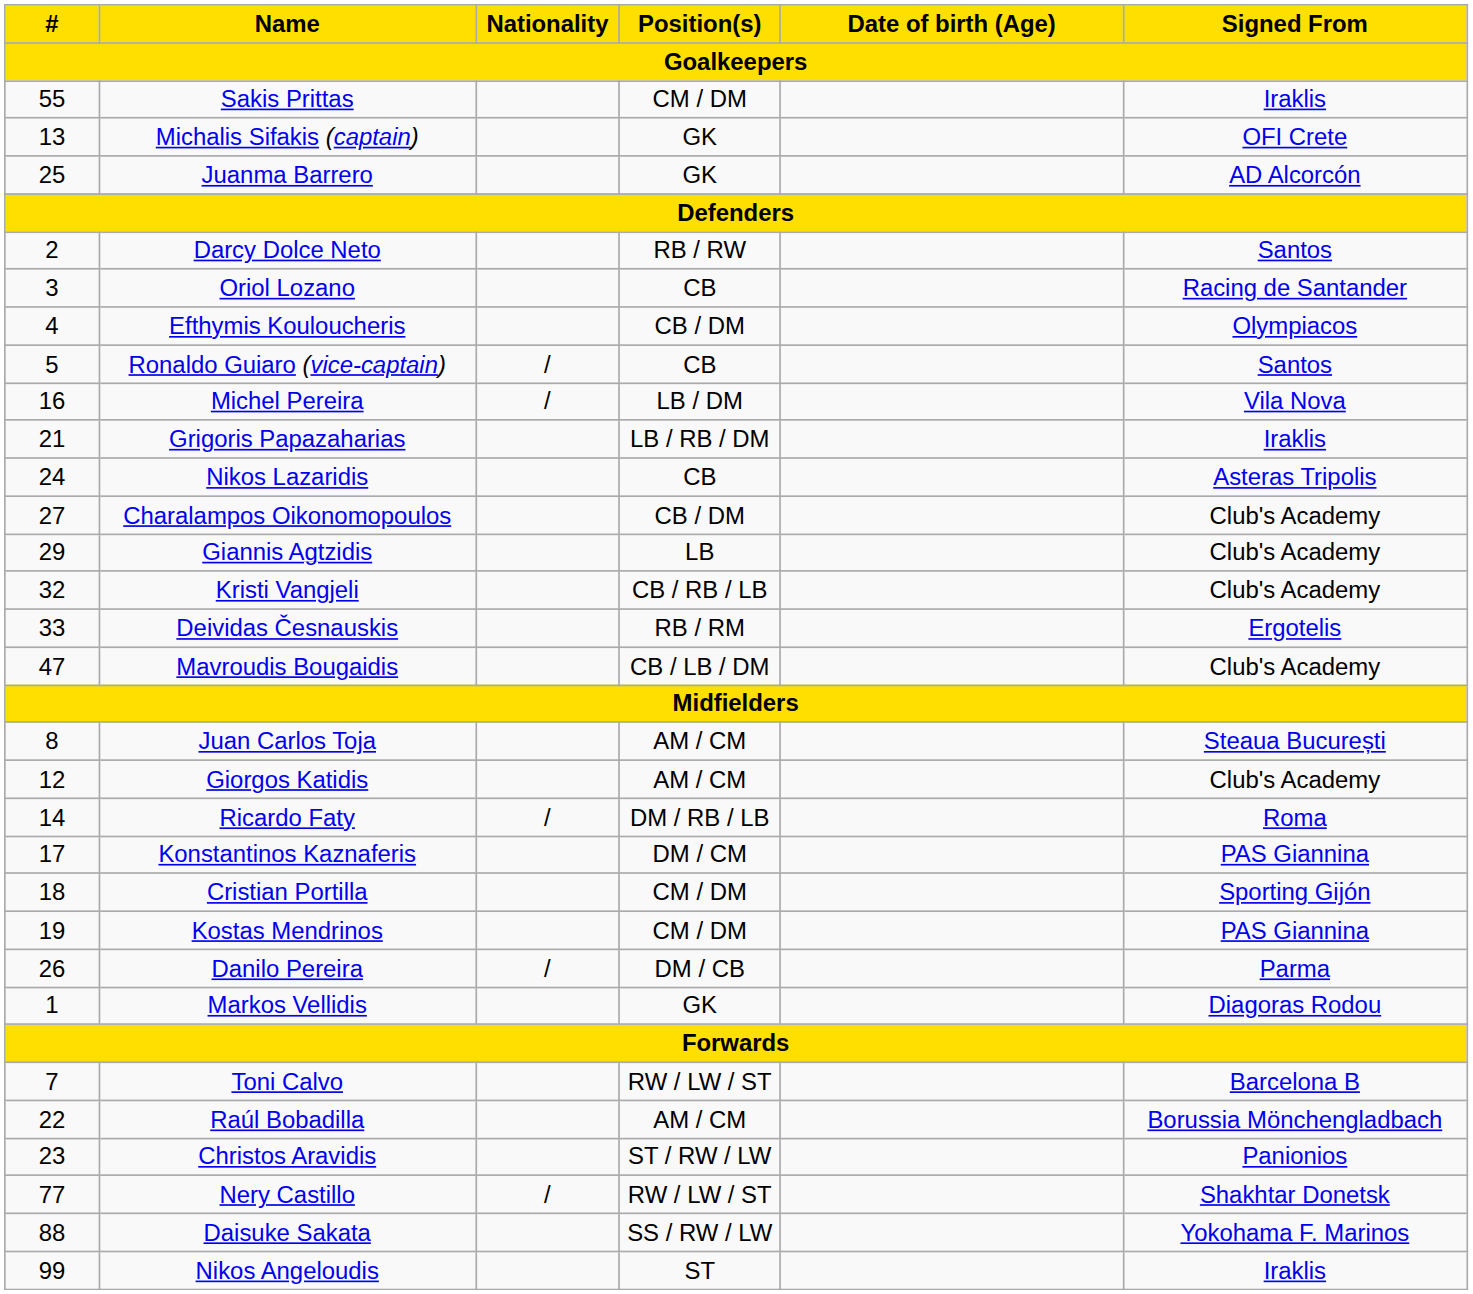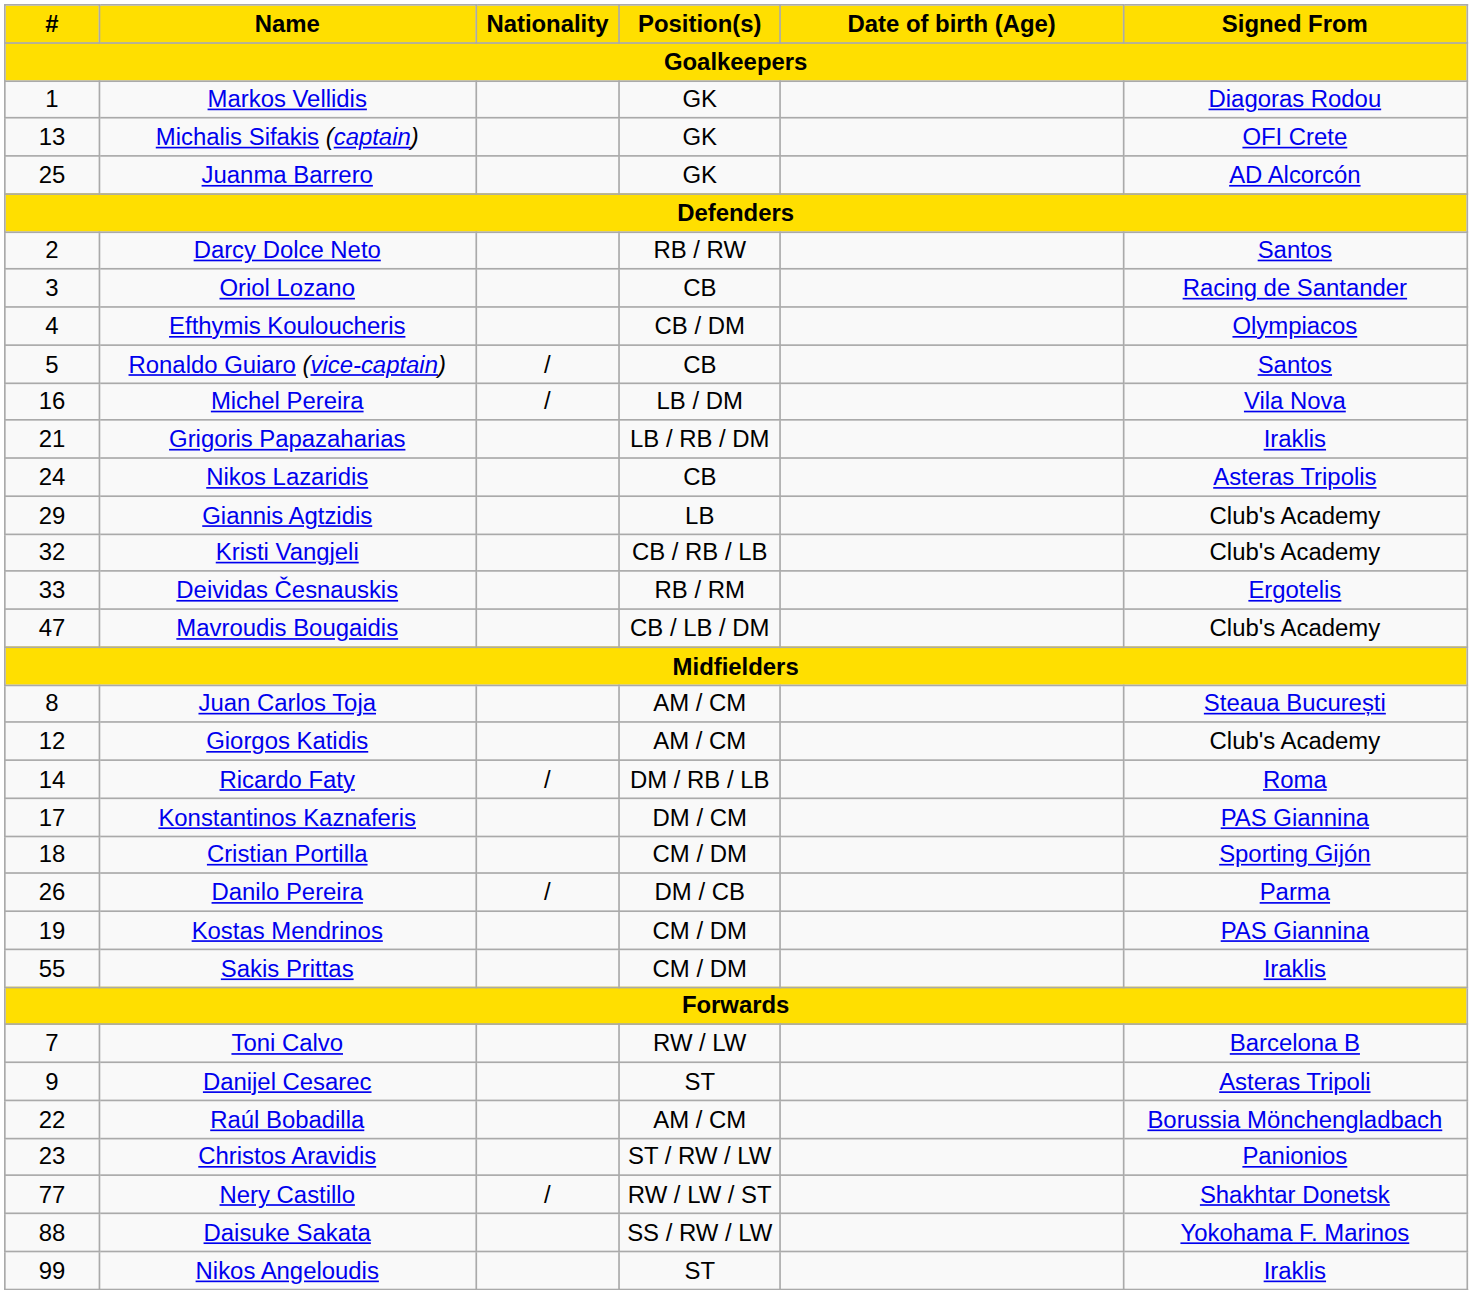rows swapped: (287, 1006) <-> (287, 100)
- row: (287, 515)
rows swapped: (287, 930) <-> (287, 968)
(700, 1082) RW / LW / ST -> (700, 1044) RW / LW
+ row: (287, 1082)
